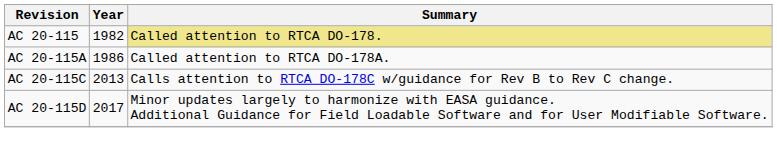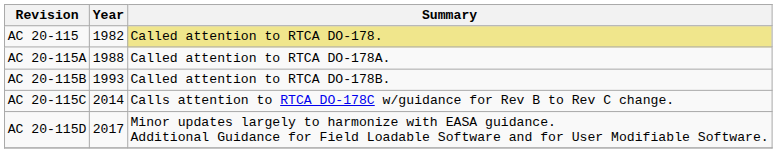(108, 58) 1986 -> (108, 58) 1988
+ row: (47, 79)
(108, 79) 2013 -> (108, 101) 2014
